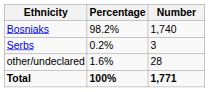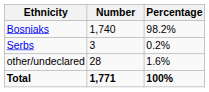columns swapped: (176, 12) <-> (118, 12)
